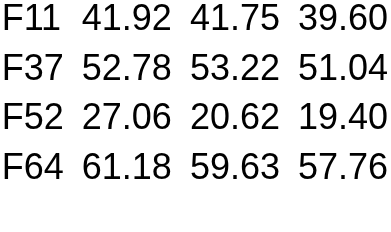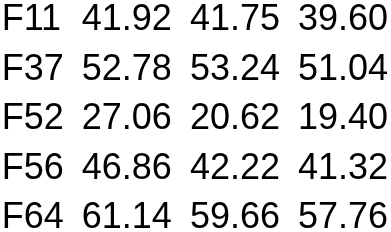(235, 67) 53.22 -> (235, 67) 53.24
+ row: (33, 166)
(127, 166) 61.18 -> (127, 216) 61.14
(235, 166) 59.63 -> (235, 216) 59.66
